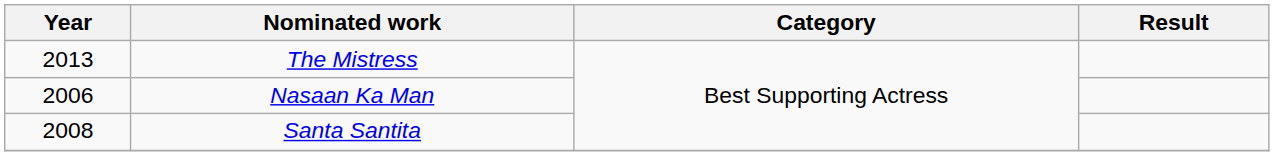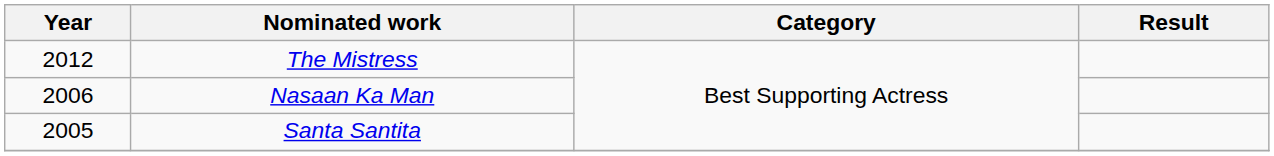(68, 58) 2013 -> (68, 58) 2012
(68, 131) 2008 -> (68, 131) 2005
